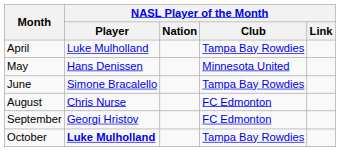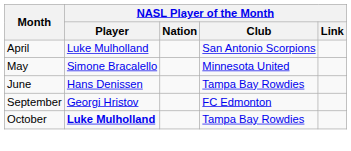(253, 48) Tampa Bay Rowdies -> (259, 48) San Antonio Scorpions
(105, 66) Hans Denissen -> (112, 66) Simone Bracalello
(112, 84) Simone Bracalello -> (105, 84) Hans Denissen
- row: (24, 102)
